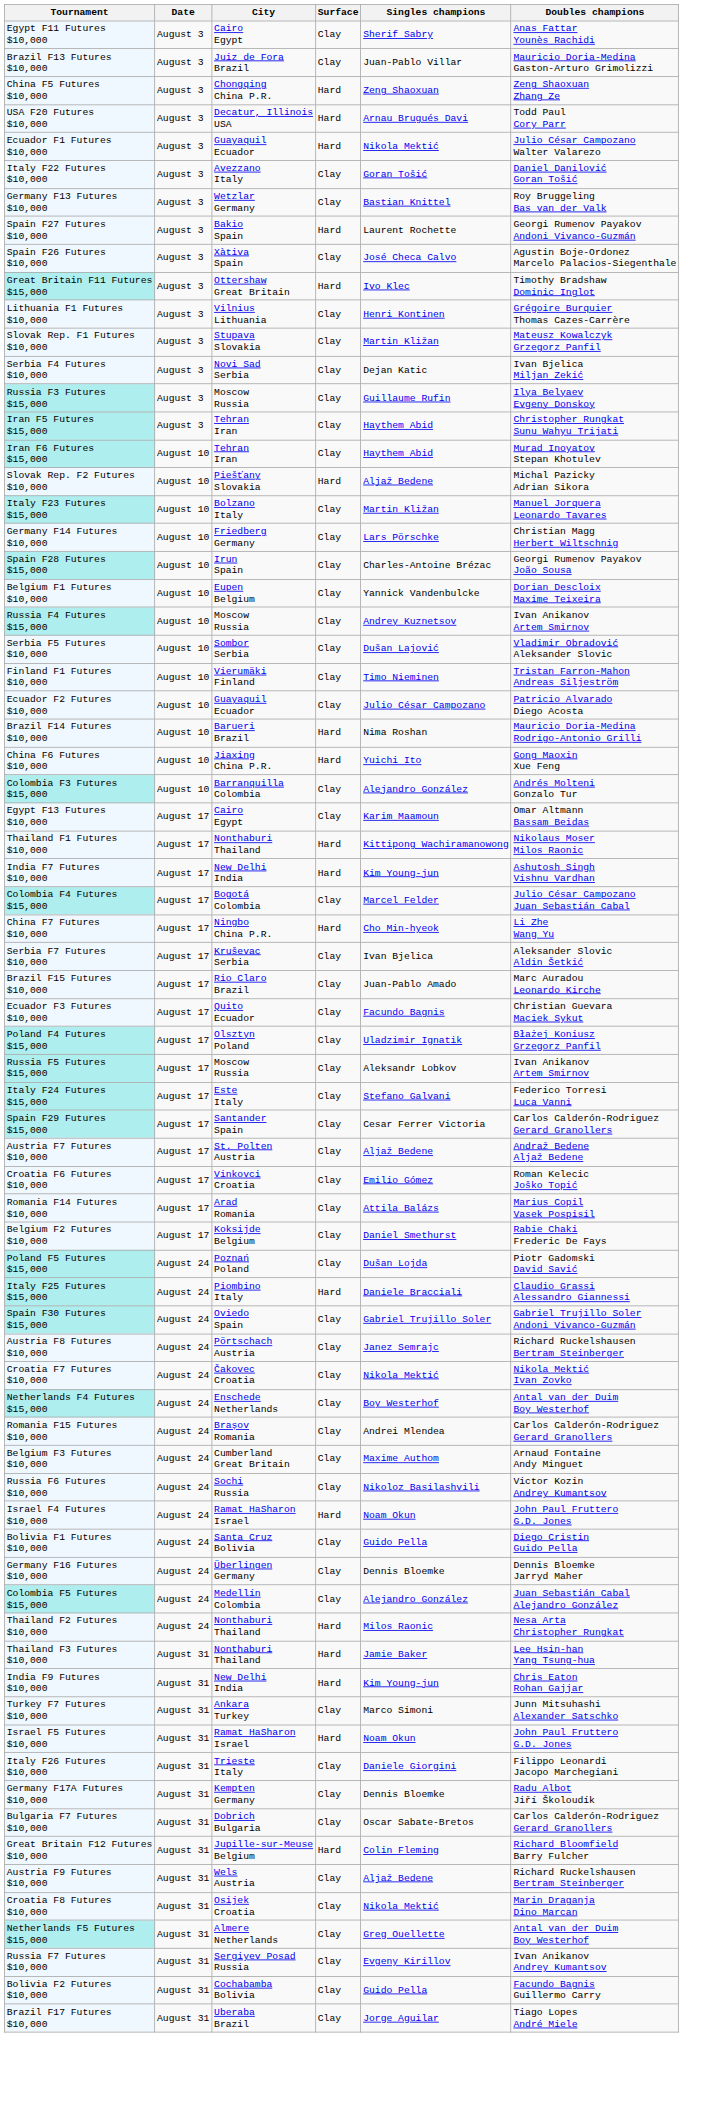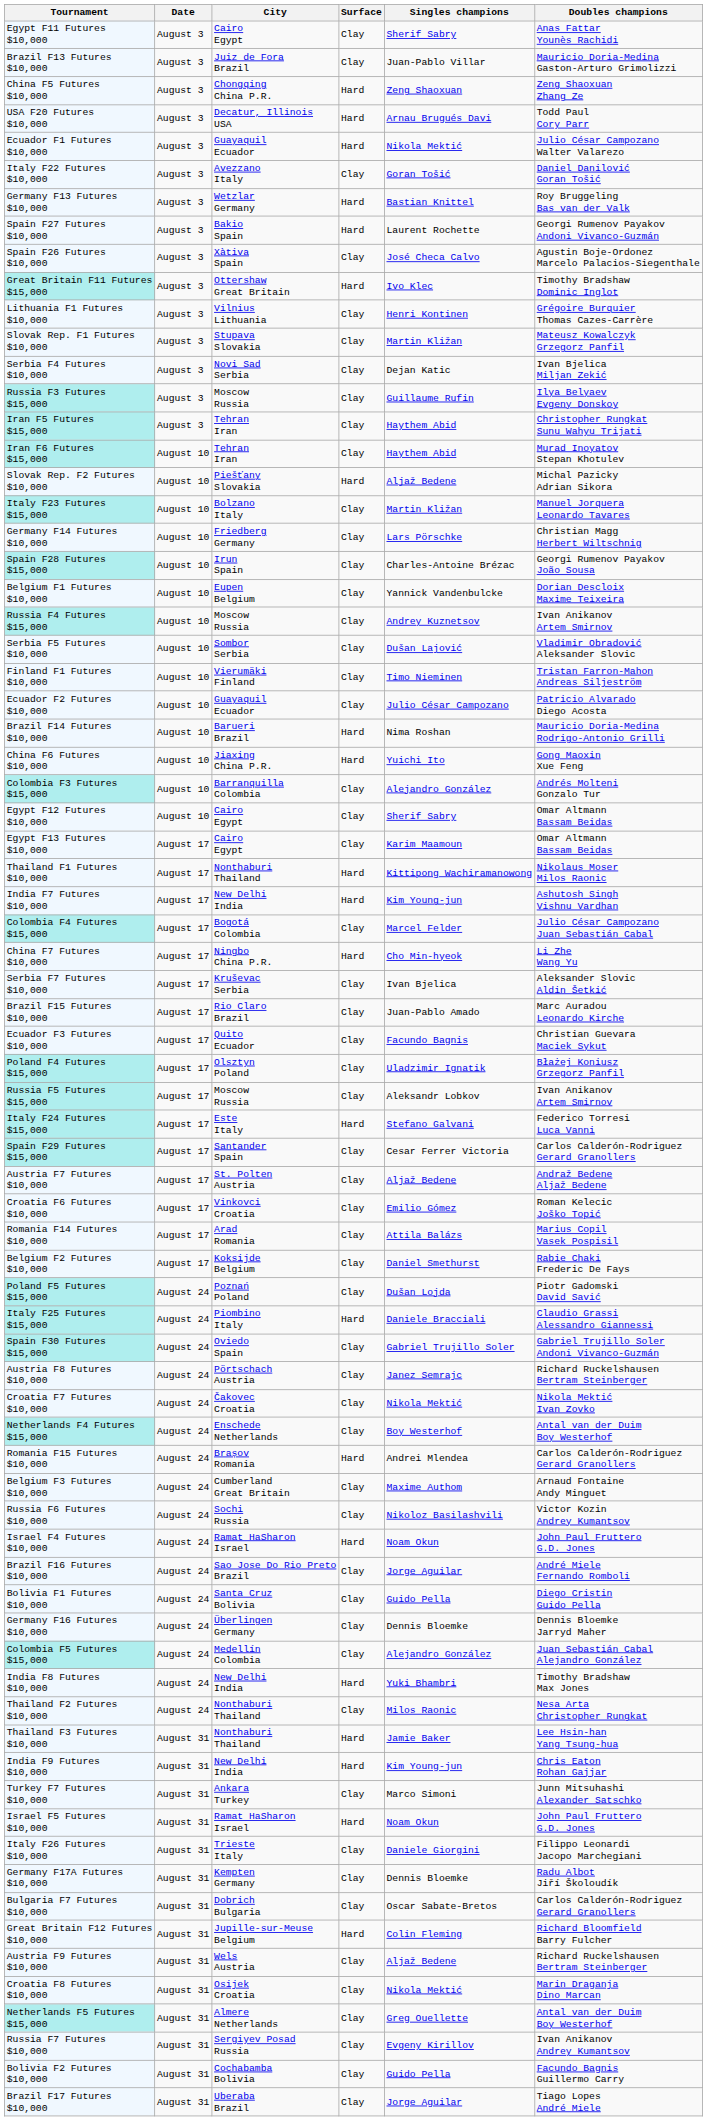(329, 202) Clay -> (353, 202) Hard
+ row: (56, 817)
(329, 1096) Clay -> (353, 1124) Hard
(329, 1431) Clay -> (353, 1459) Hard
+ row: (59, 1571)
+ row: (53, 1683)
(329, 1627) Hard -> (353, 1710) Clay
